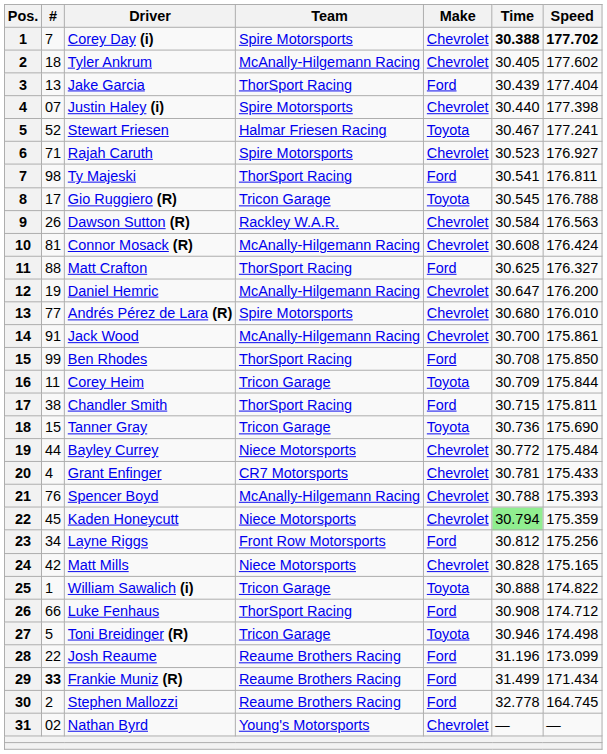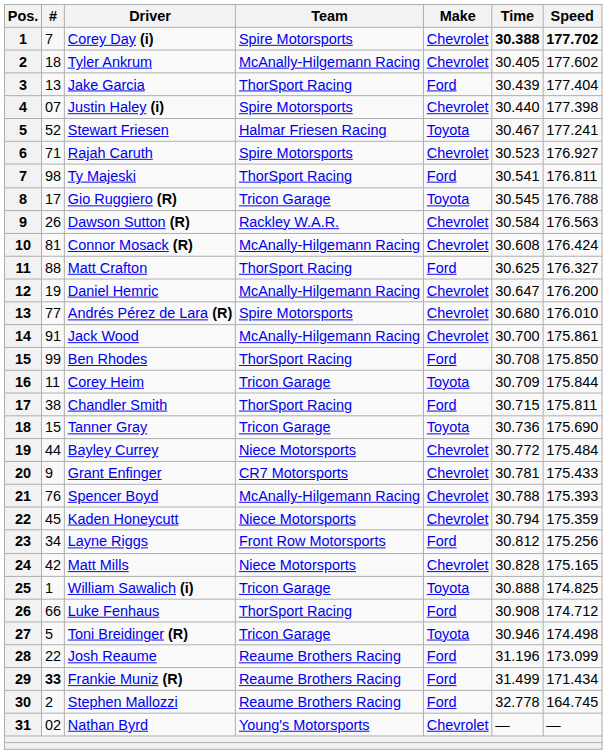(49, 473) 4 -> (49, 473) 9
(517, 519) lightgreen background -> (517, 519) no background
(572, 588) 174.822 -> (572, 588) 174.825
